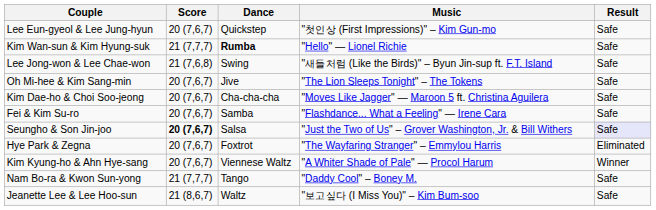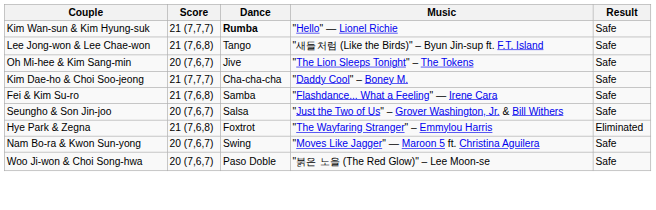- row: (80, 29)
(235, 64) Swing -> (237, 46) Tango
(191, 97) 20 (7,6,7) -> (191, 79) 21 (7,7,7)
(425, 97) "Moves Like Jagger" — Maroon 5 ft. Christina Aguilera -> (350, 79) "Daddy Cool" – Boney M.
(191, 113) 20 (7,6,7) -> (191, 95) 21 (7,6,8)
(191, 130) bold -> (191, 111) normal
(607, 130) lavender background -> (606, 111) no background
(191, 146) 20 (7,6,7) -> (191, 128) 21 (7,6,8)
- row: (77, 162)
(191, 178) 21 (7,7,7) -> (191, 144) 20 (7,6,7)
(235, 178) Tango -> (237, 144) Swing
(359, 178) "Daddy Cool" – Boney M. -> (416, 144) "Moves Like Jagger" — Maroon 5 ft. Christina Aguilera
+ row: (75, 161)
- row: (72, 196)
